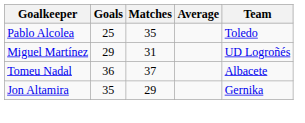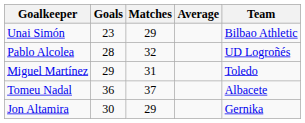+ row: (36, 33)
(108, 33) 25 -> (108, 52) 28
(150, 33) 35 -> (150, 52) 32
(241, 33) Toledo -> (257, 52) UD Logroñés
(257, 52) UD Logroñés -> (241, 71) Toledo
(108, 90) 35 -> (108, 109) 30
